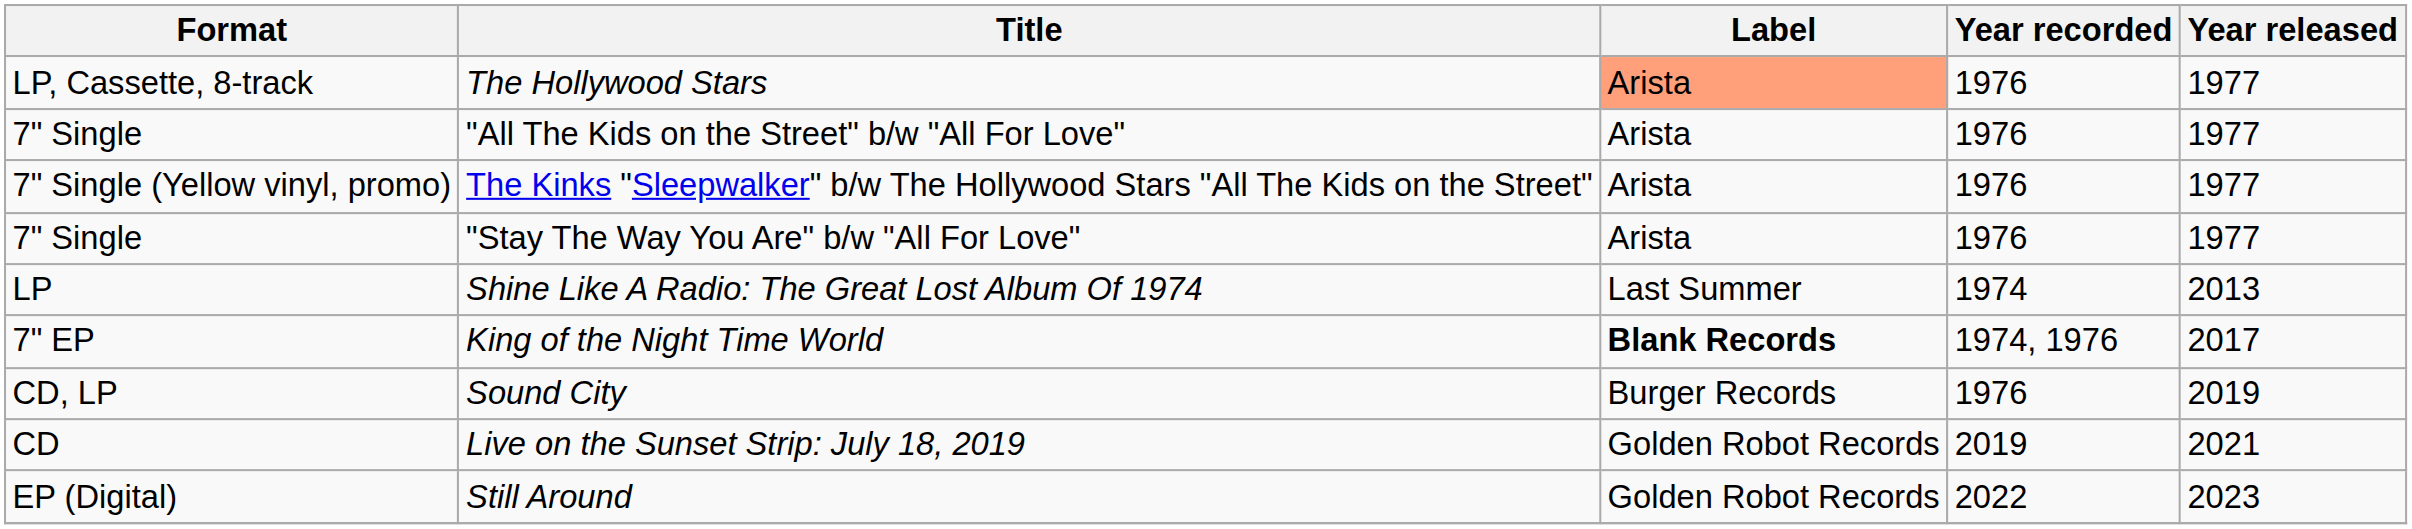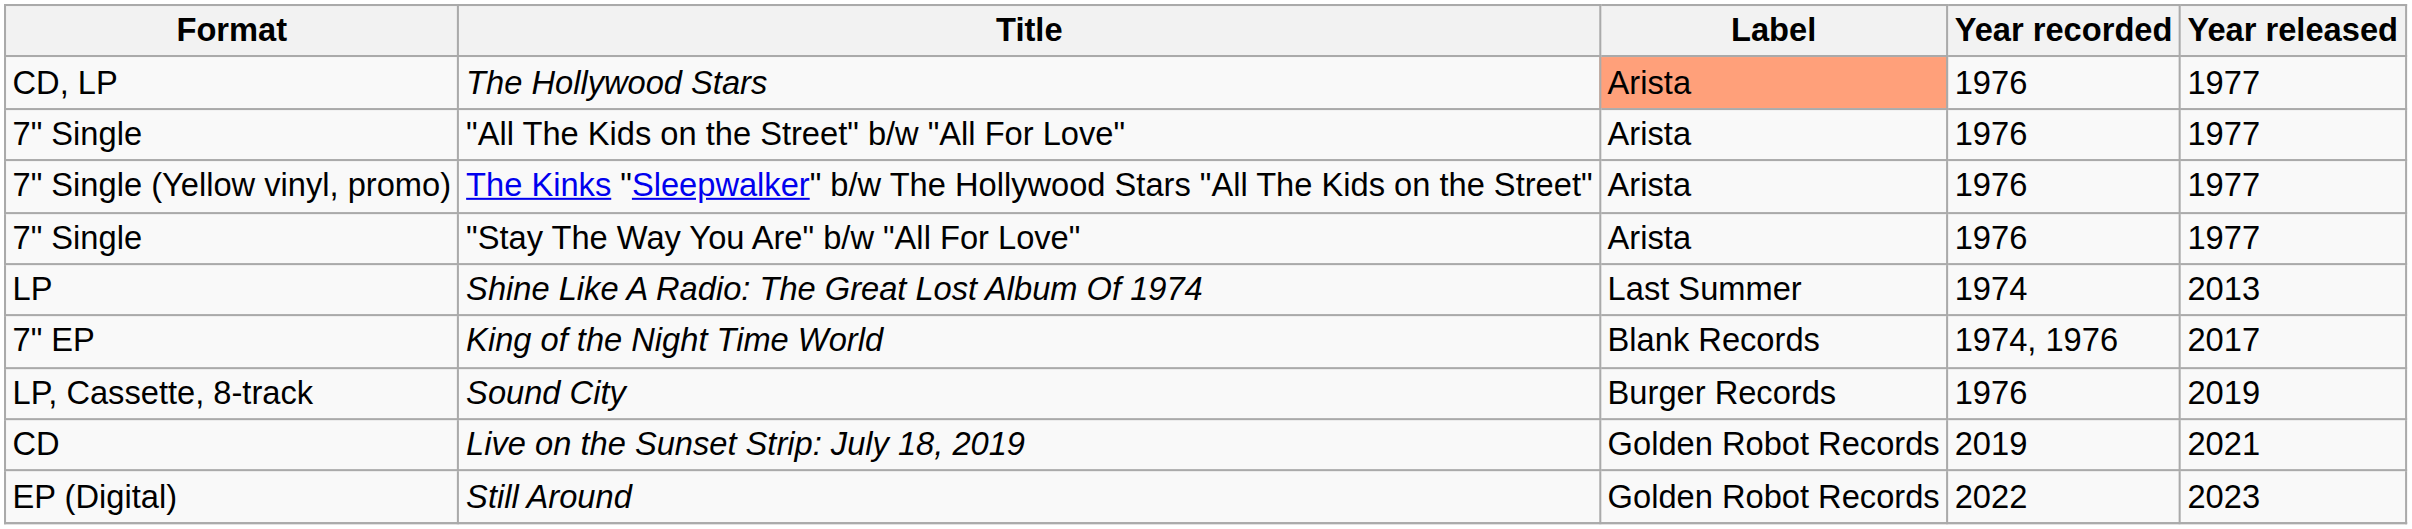(163, 82) LP, Cassette, 8-track -> (65, 82) CD, LP
(1722, 340) bold -> (1714, 340) normal
(65, 392) CD, LP -> (163, 392) LP, Cassette, 8-track
